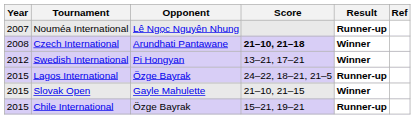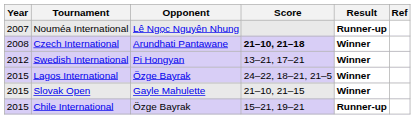(362, 75) Runner-up -> (353, 75) Winner
